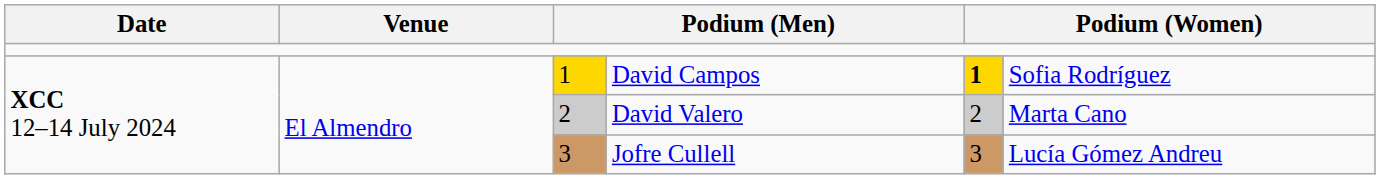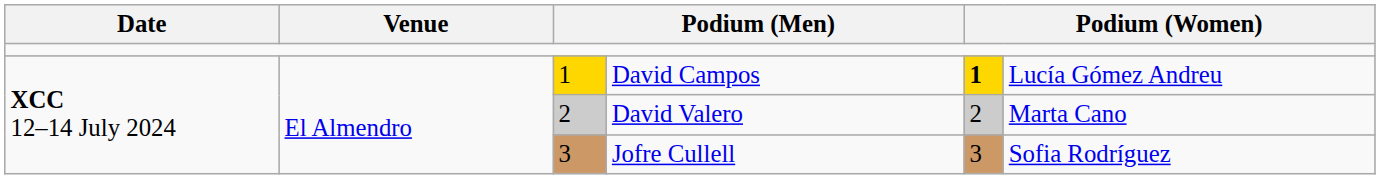(1090, 74) Sofia Rodríguez -> (1116, 74) Lucía Gómez Andreu
(1116, 153) Lucía Gómez Andreu -> (1090, 153) Sofia Rodríguez
